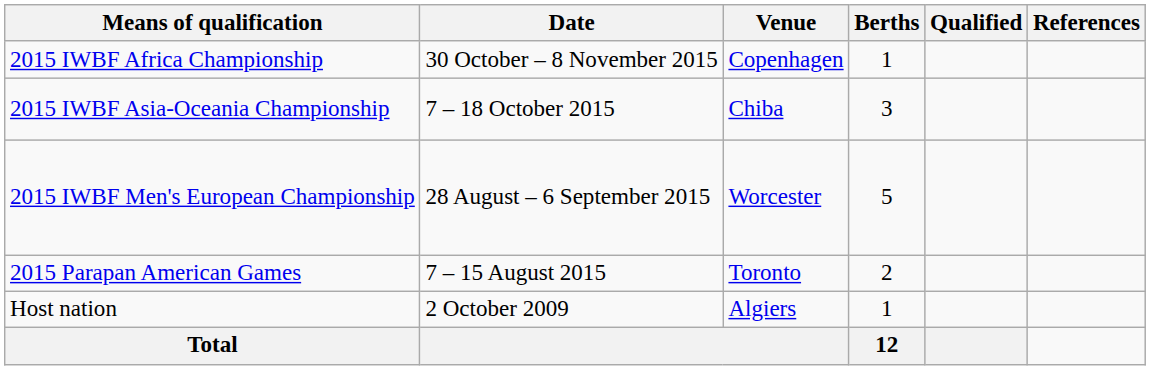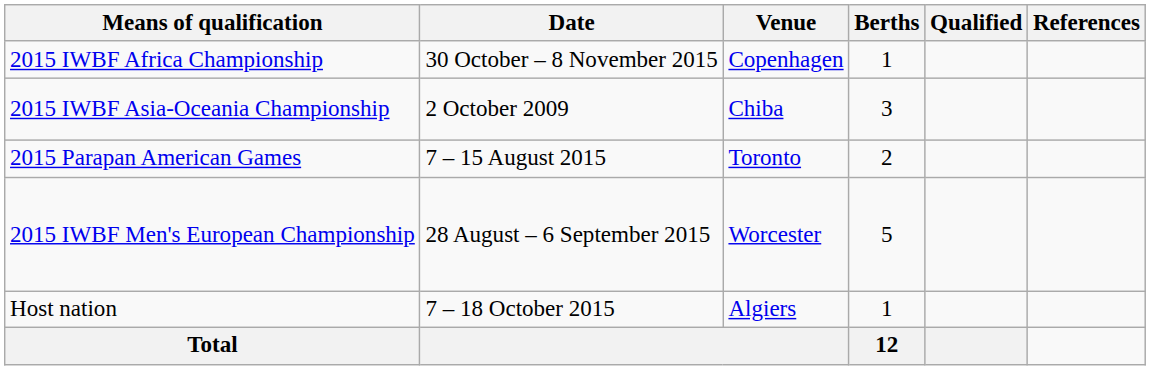(520, 108) 7 – 18 October 2015 -> (497, 108) 2 October 2009
rows swapped: (156, 272) <-> (212, 197)
(497, 309) 2 October 2009 -> (520, 309) 7 – 18 October 2015
